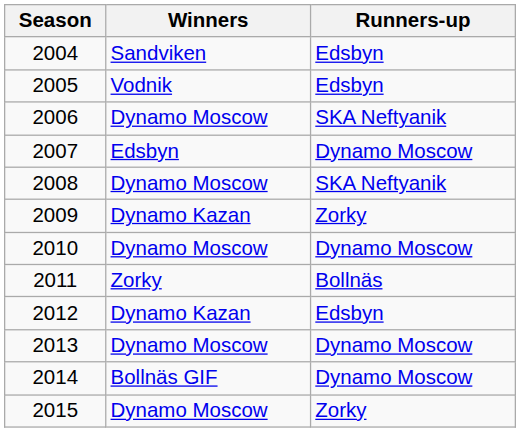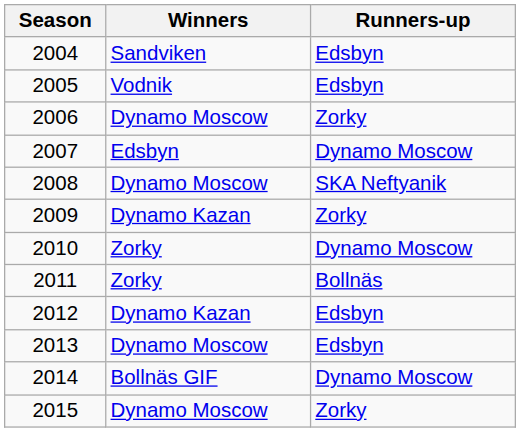(381, 118) SKA Neftyanik -> (341, 118) Zorky
(189, 248) Dynamo Moscow -> (136, 248) Zorky
(394, 345) Dynamo Moscow -> (349, 345) Edsbyn
